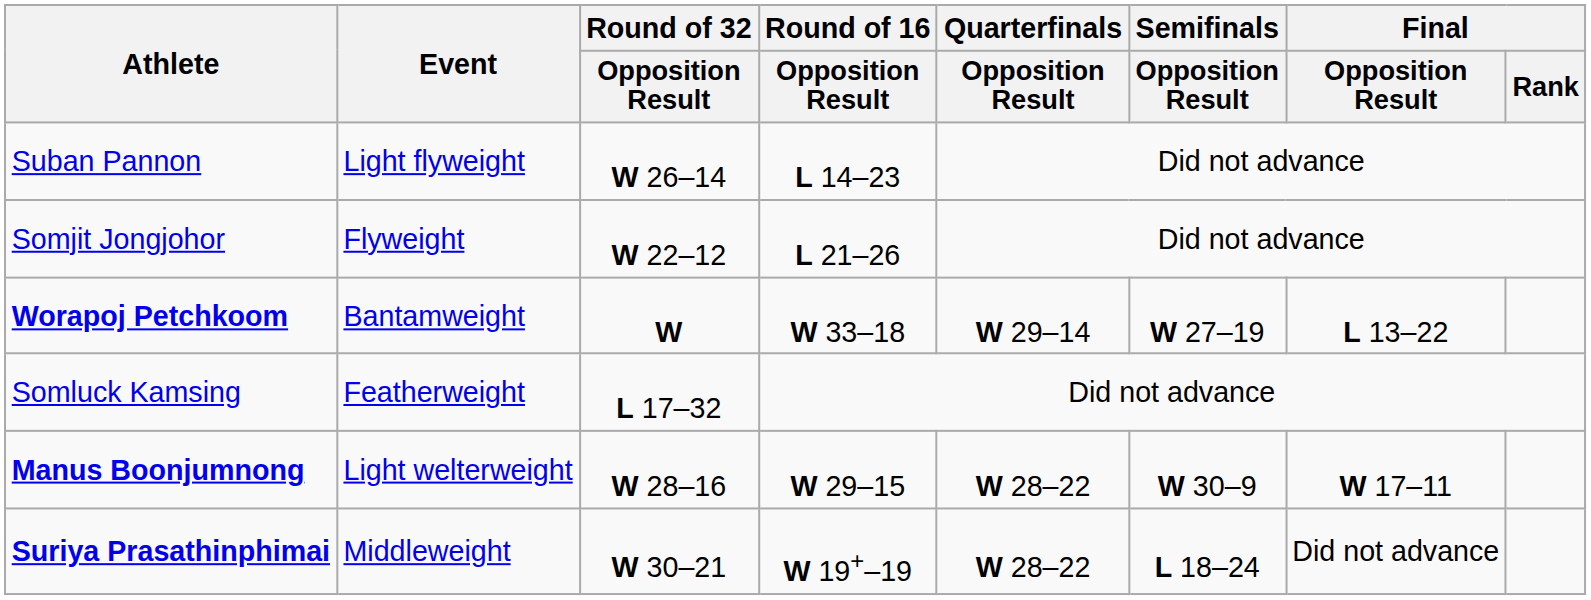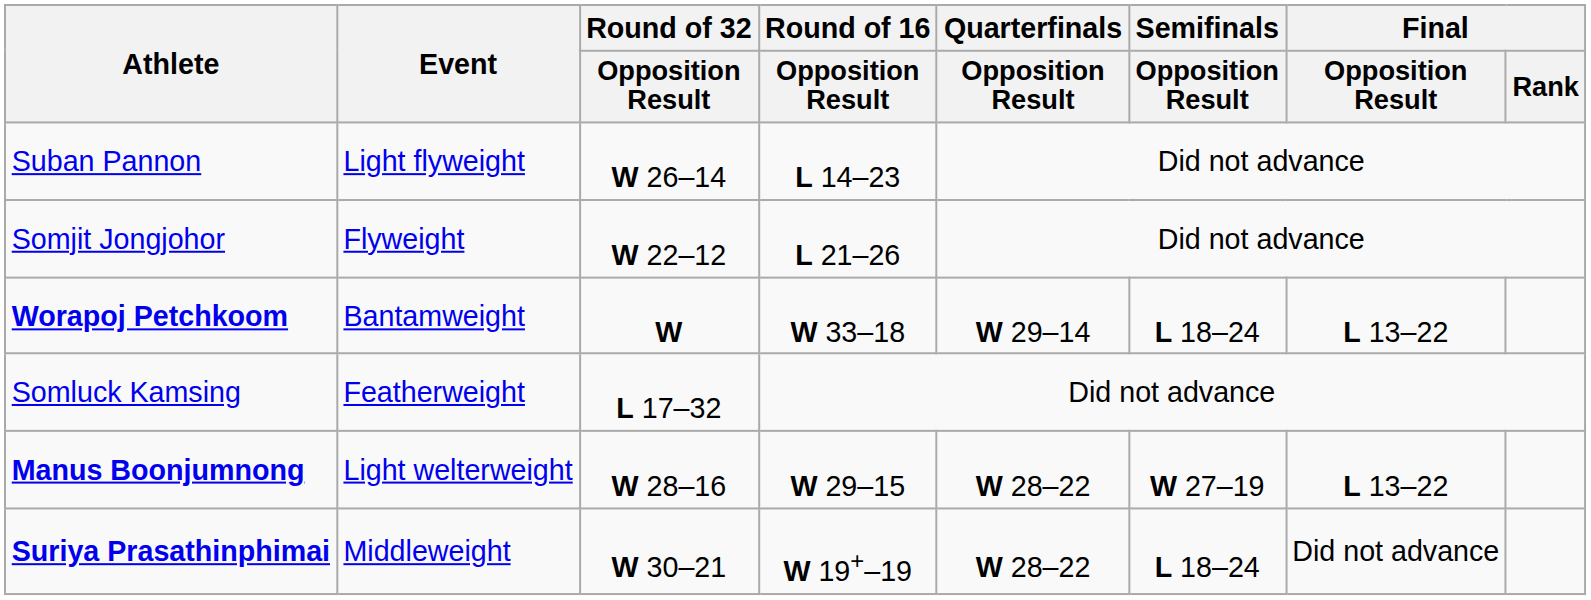(1207, 332) W 27–19 -> (1207, 332) L 18–24
(1207, 486) W 30–9 -> (1207, 486) W 27–19
(1396, 486) W 17–11 -> (1396, 486) L 13–22
